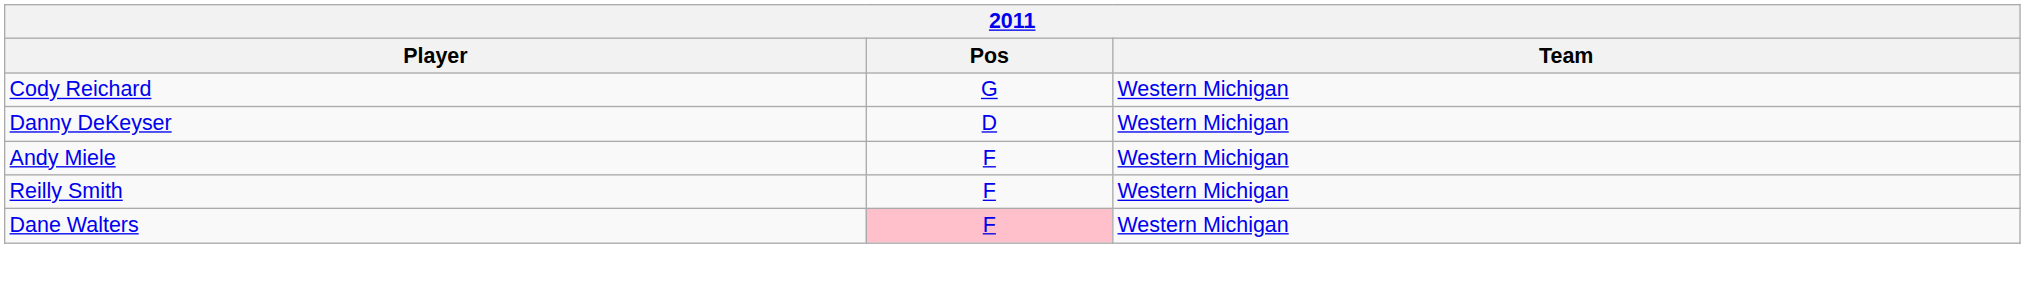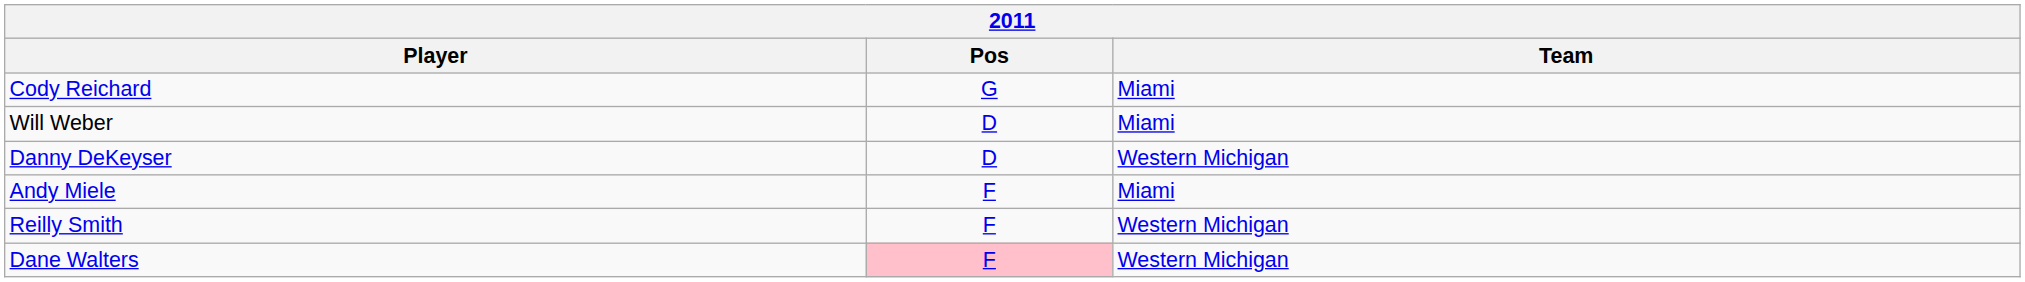(1203, 89) Western Michigan -> (1146, 89) Miami
+ row: (61, 123)
(1203, 157) Western Michigan -> (1146, 191) Miami
